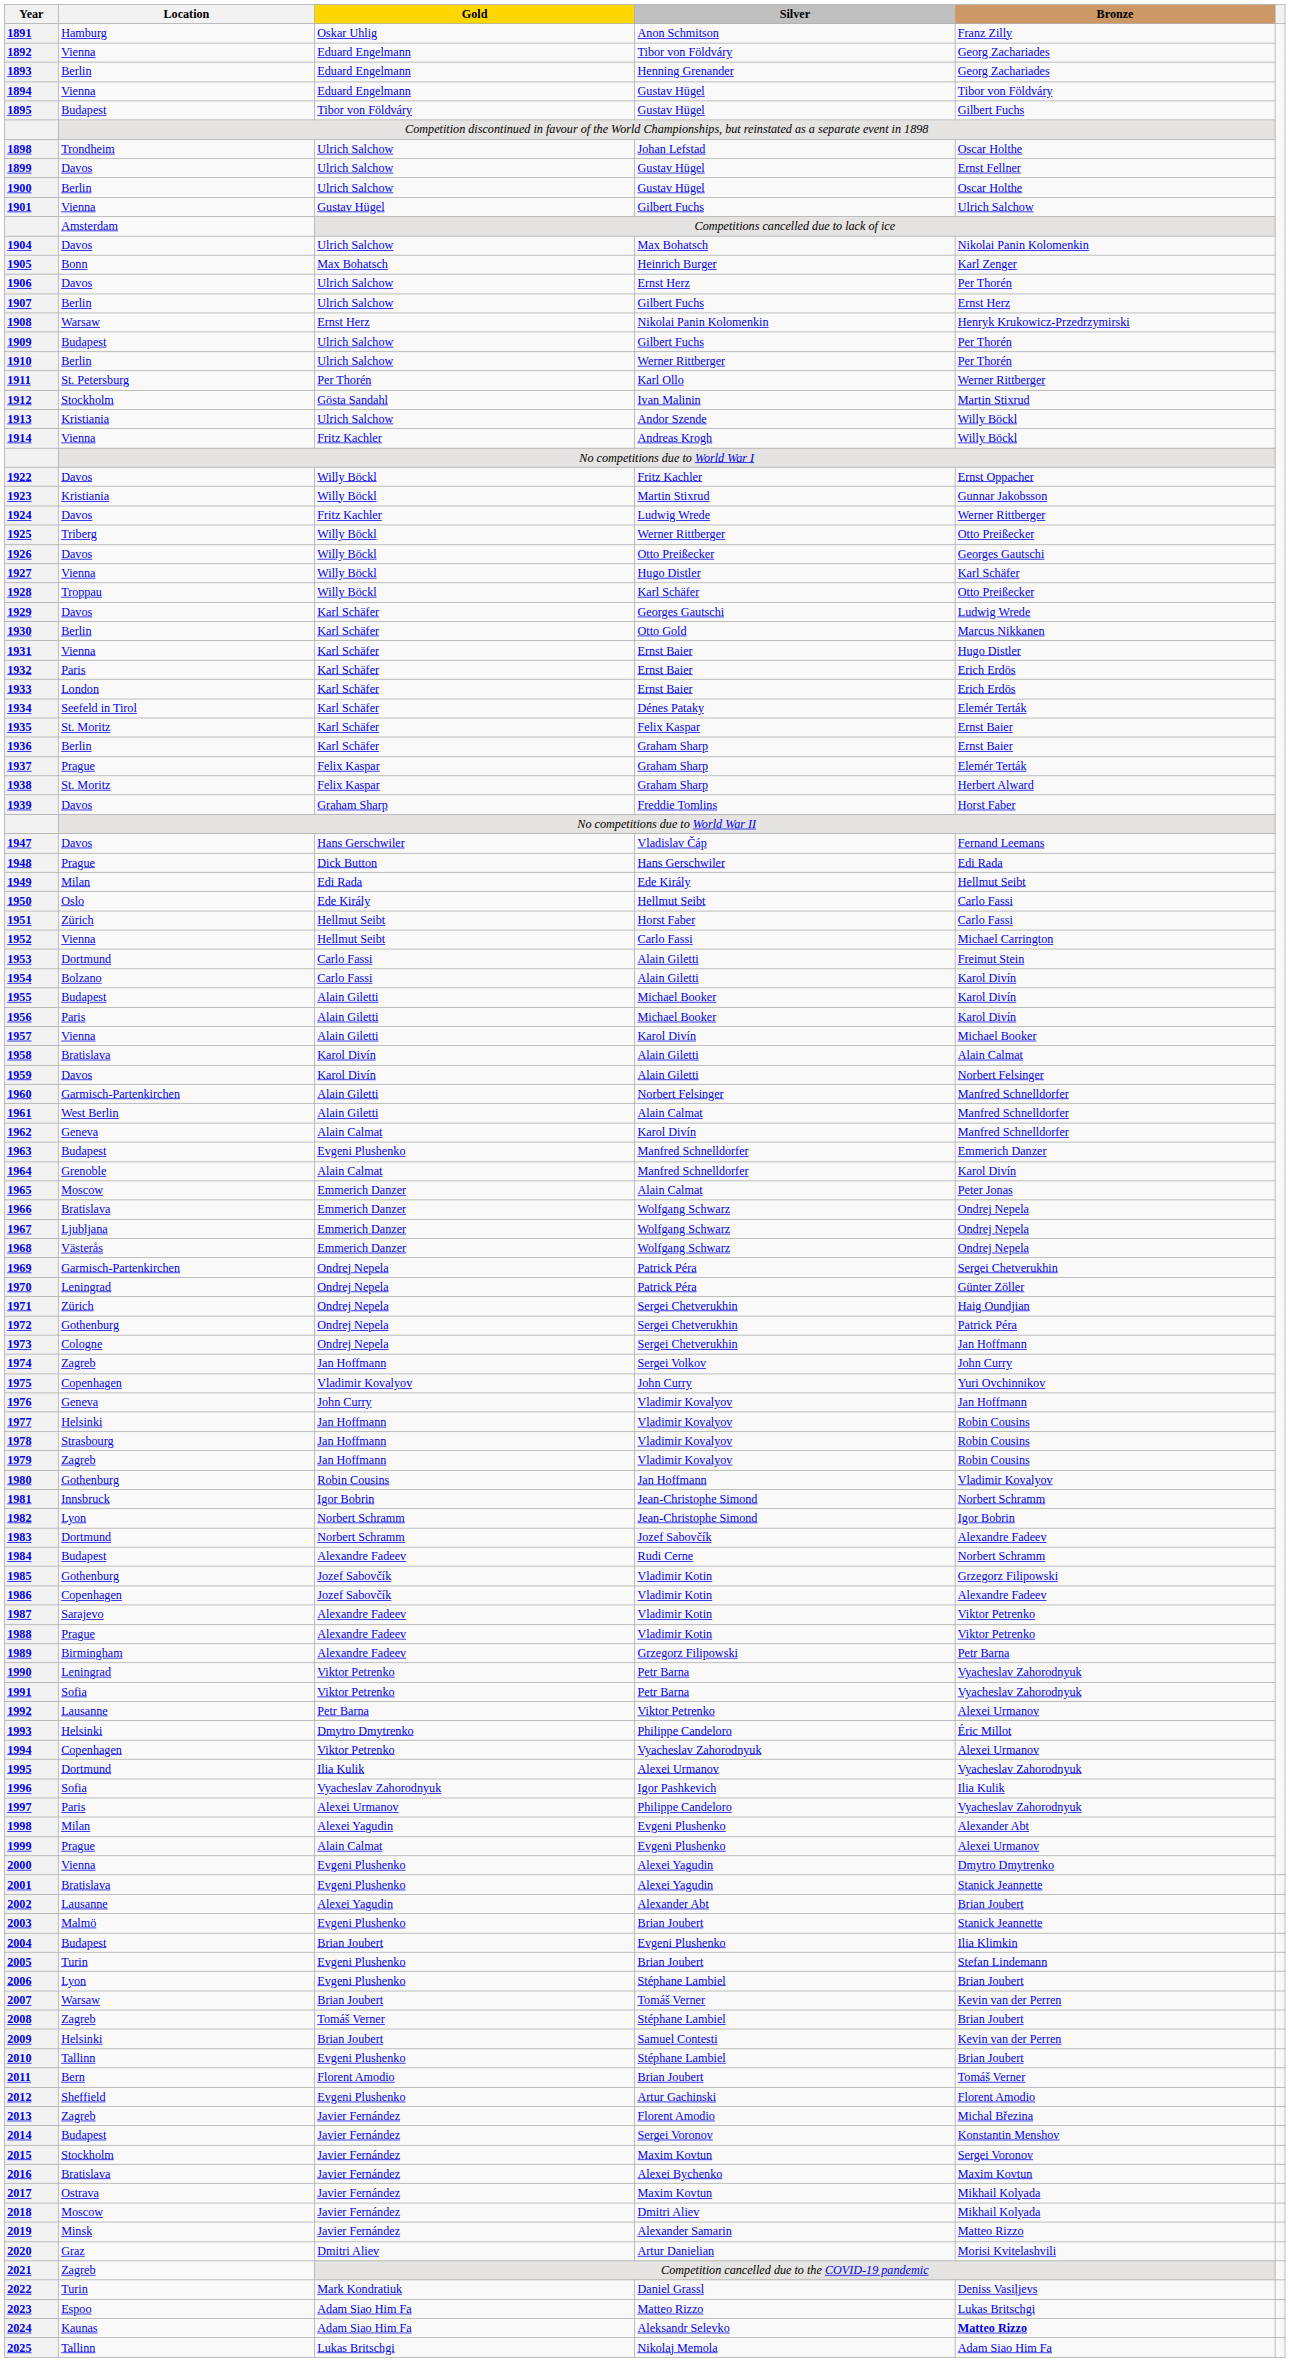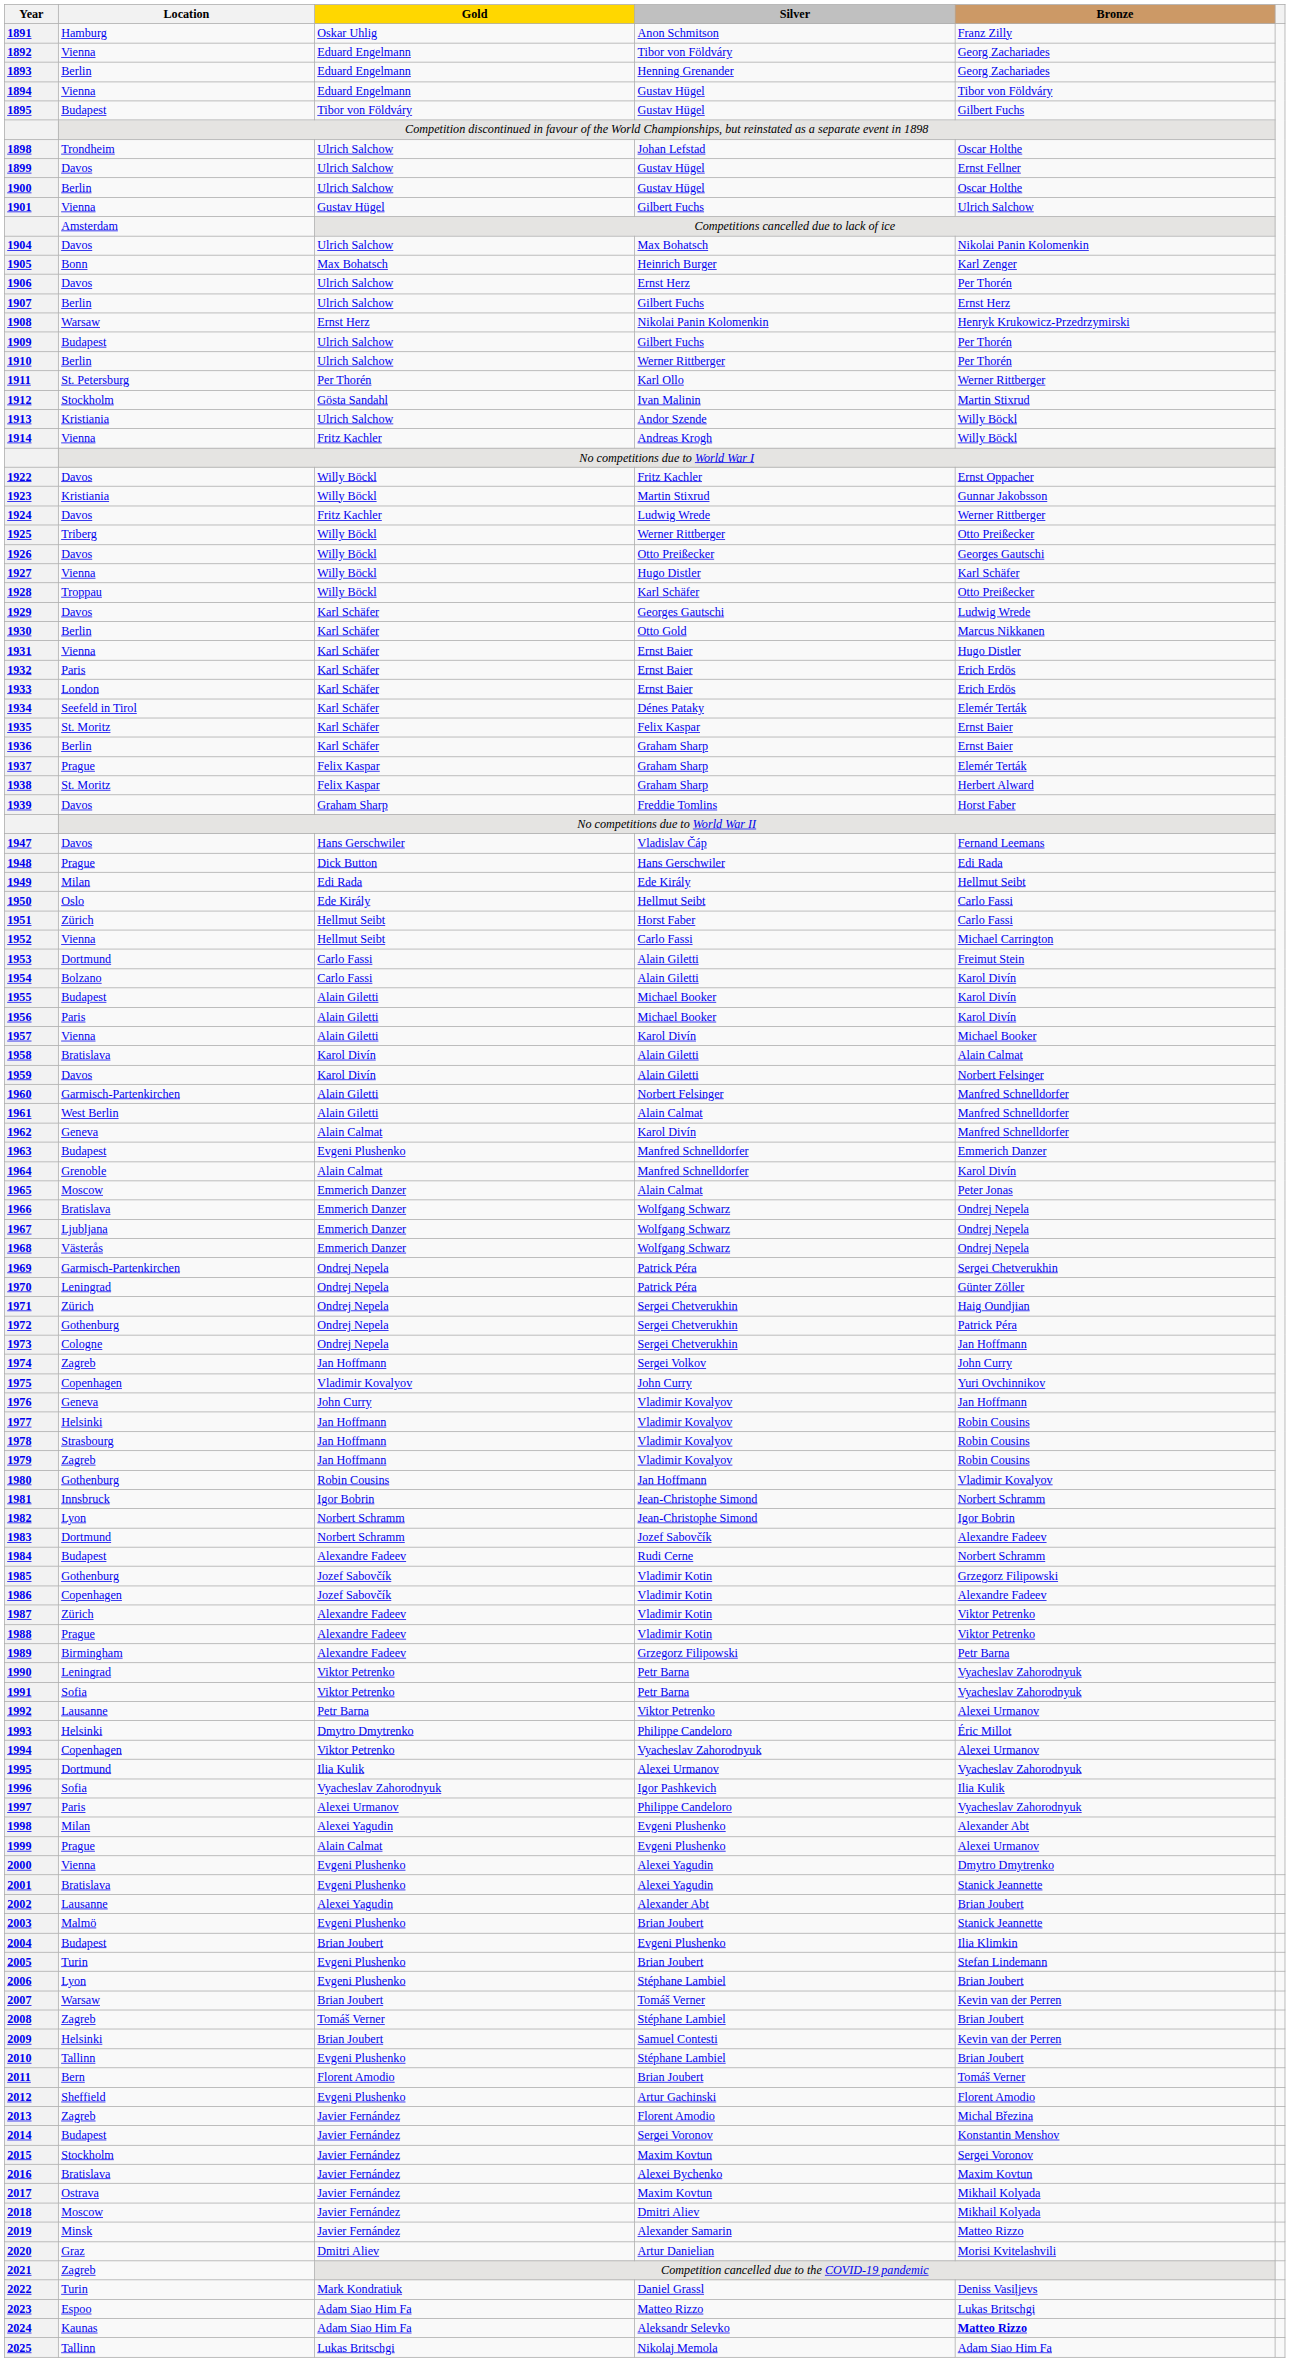(82, 1614) Sarajevo -> (77, 1614) Zürich
